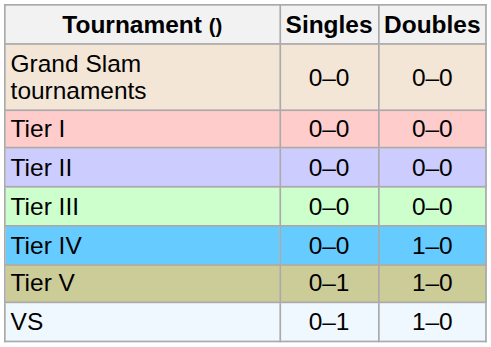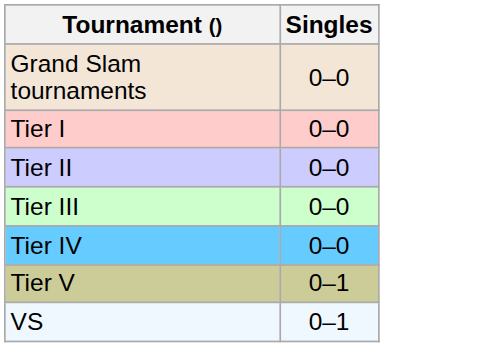- column: (432, 25)
